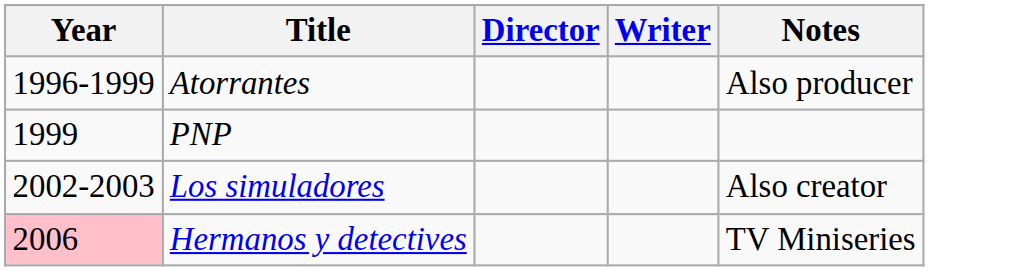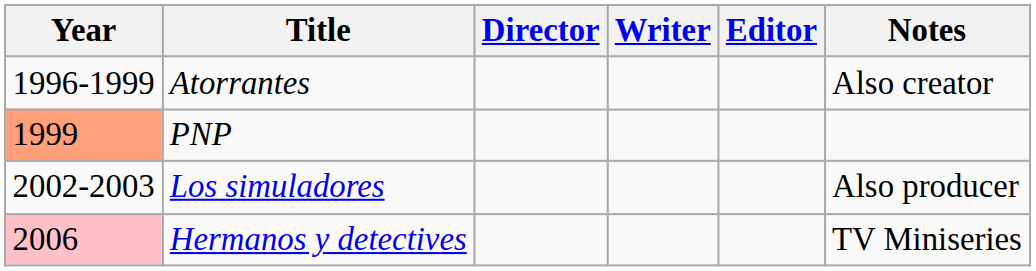+ column: (771, 30)
(819, 82) Also producer -> (913, 82) Also creator
(45, 134) no background -> (45, 134) lightsalmon background
(806, 186) Also creator -> (925, 186) Also producer
